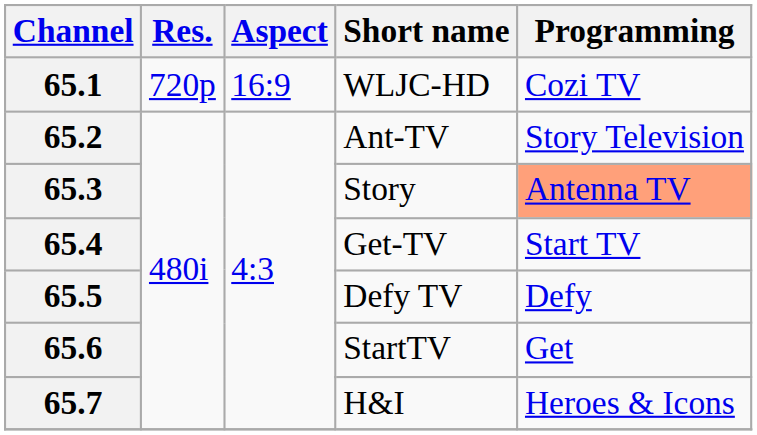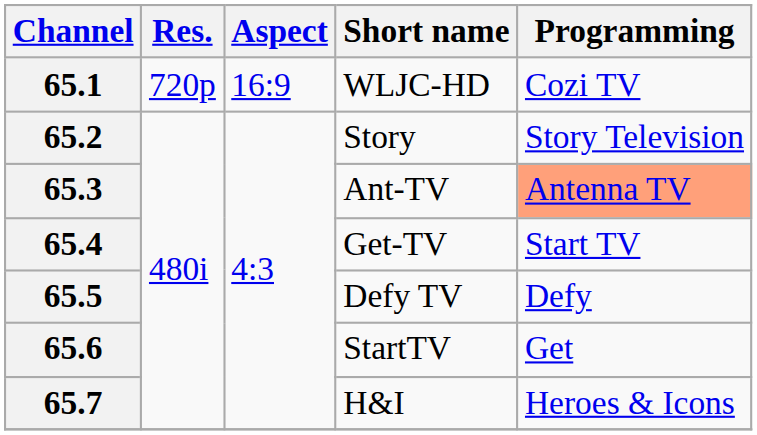(396, 137) Ant-TV -> (379, 137) Story
(379, 190) Story -> (396, 190) Ant-TV
